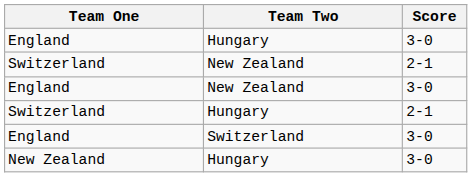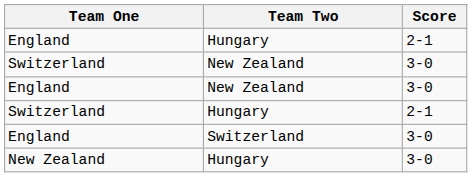(419, 40) 3-0 -> (419, 40) 2-1
(419, 64) 2-1 -> (419, 64) 3-0
